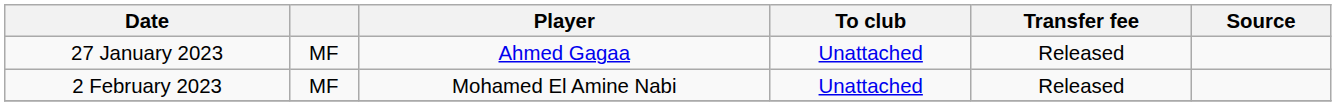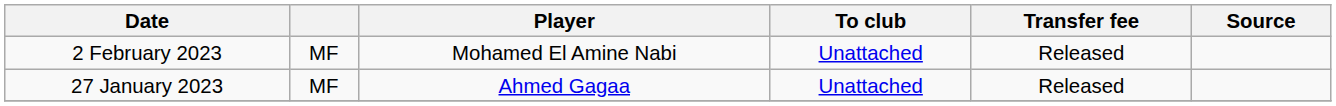rows swapped: (147, 53) <-> (147, 85)
